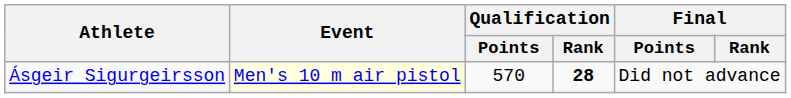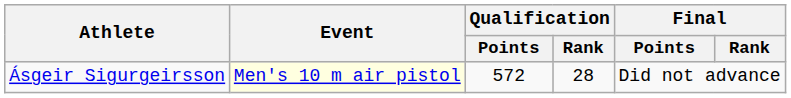(509, 77) 570 -> (509, 77) 572
(583, 77) bold -> (583, 77) normal
